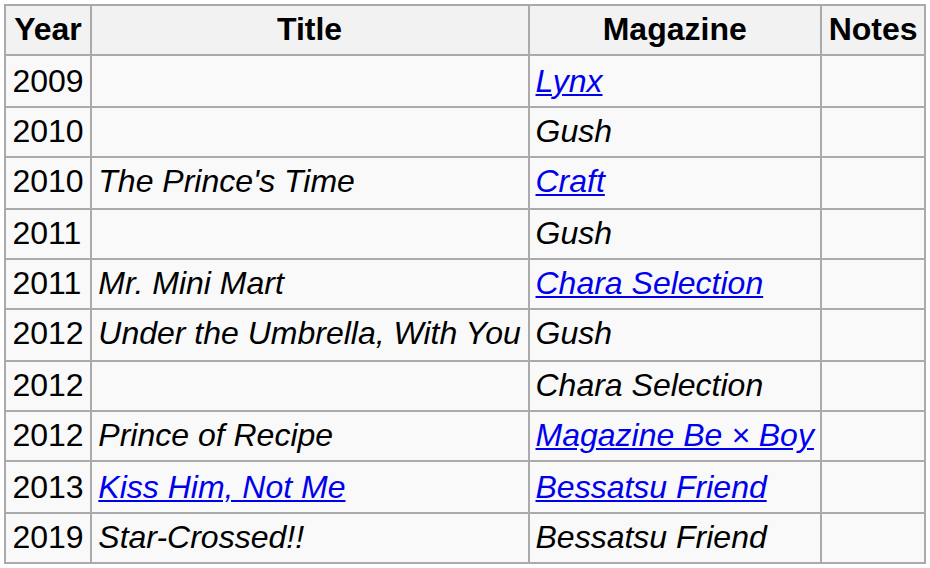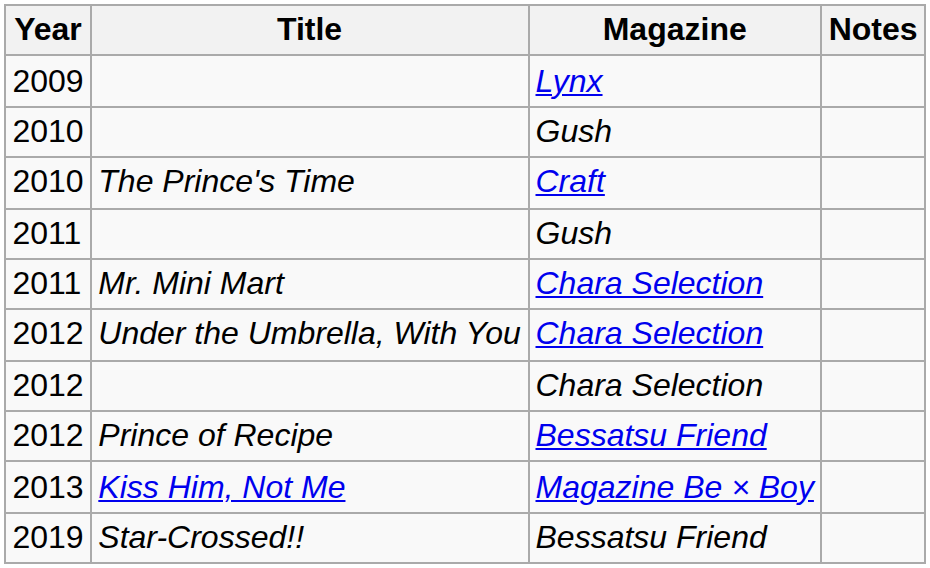(574, 334) Gush -> (649, 334) Chara Selection
(675, 435) Magazine Be × Boy -> (651, 435) Bessatsu Friend
(651, 486) Bessatsu Friend -> (675, 486) Magazine Be × Boy
